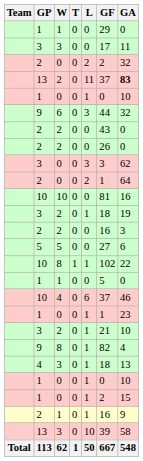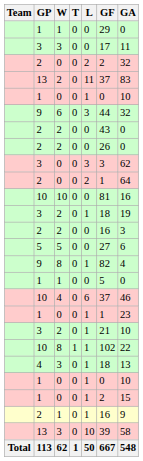(125, 79) bold -> (125, 79) normal
rows swapped: (42, 264) <-> (39, 347)
